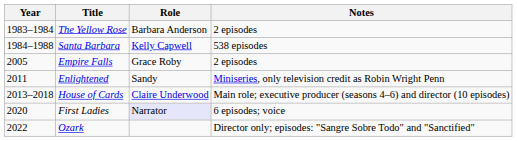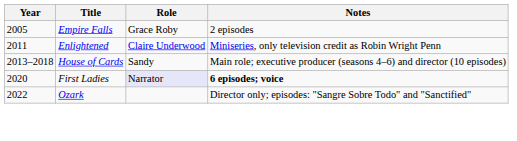- row: (93, 29)
- row: (89, 45)
(144, 78) Sandy -> (167, 45) Claire Underwood
(170, 95) Claire Underwood -> (141, 62) Sandy
(249, 111) normal -> (247, 78) bold
